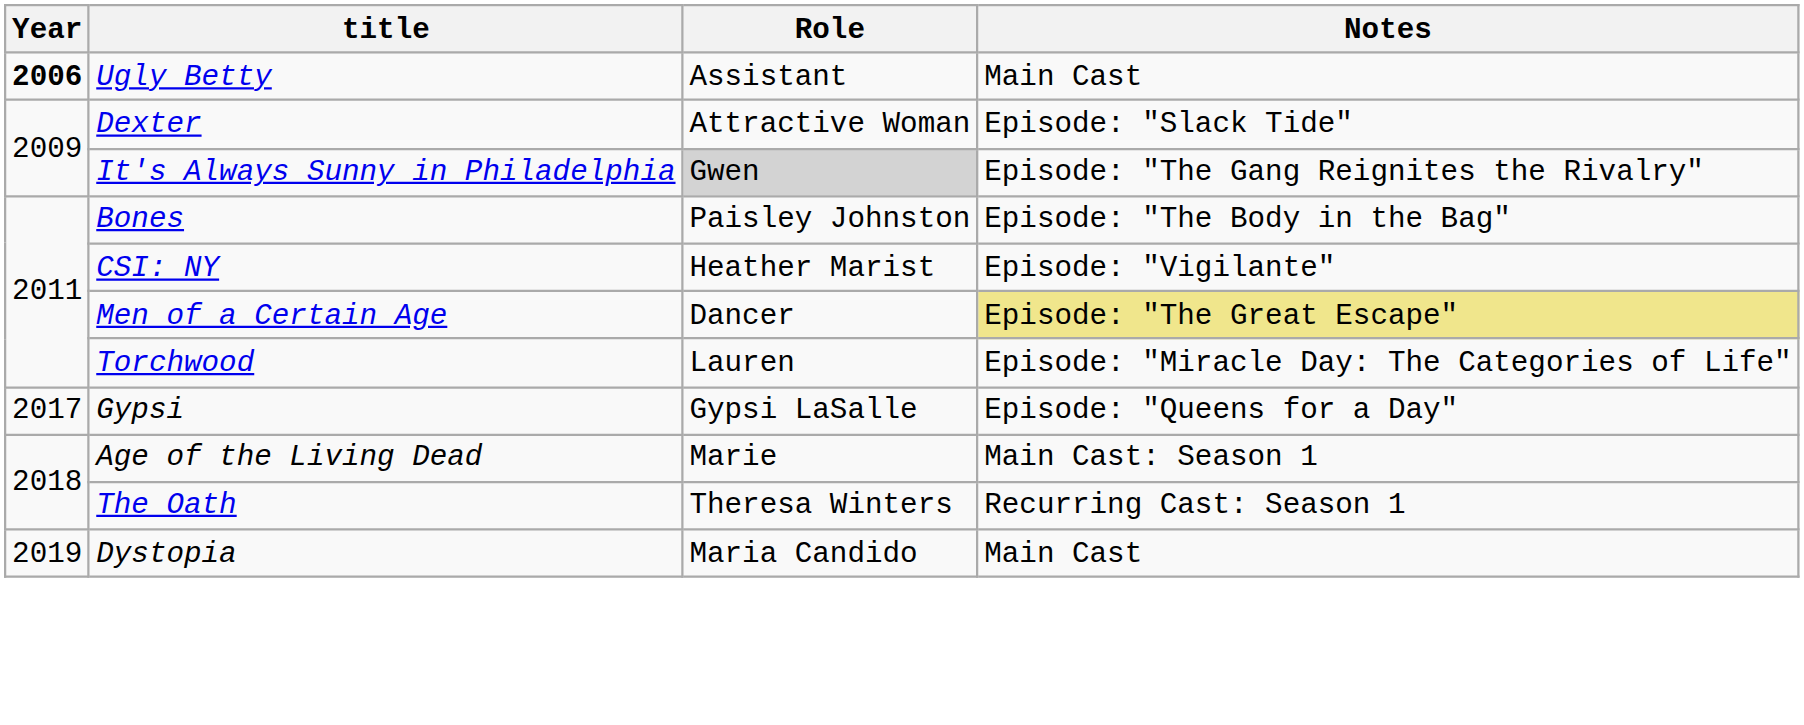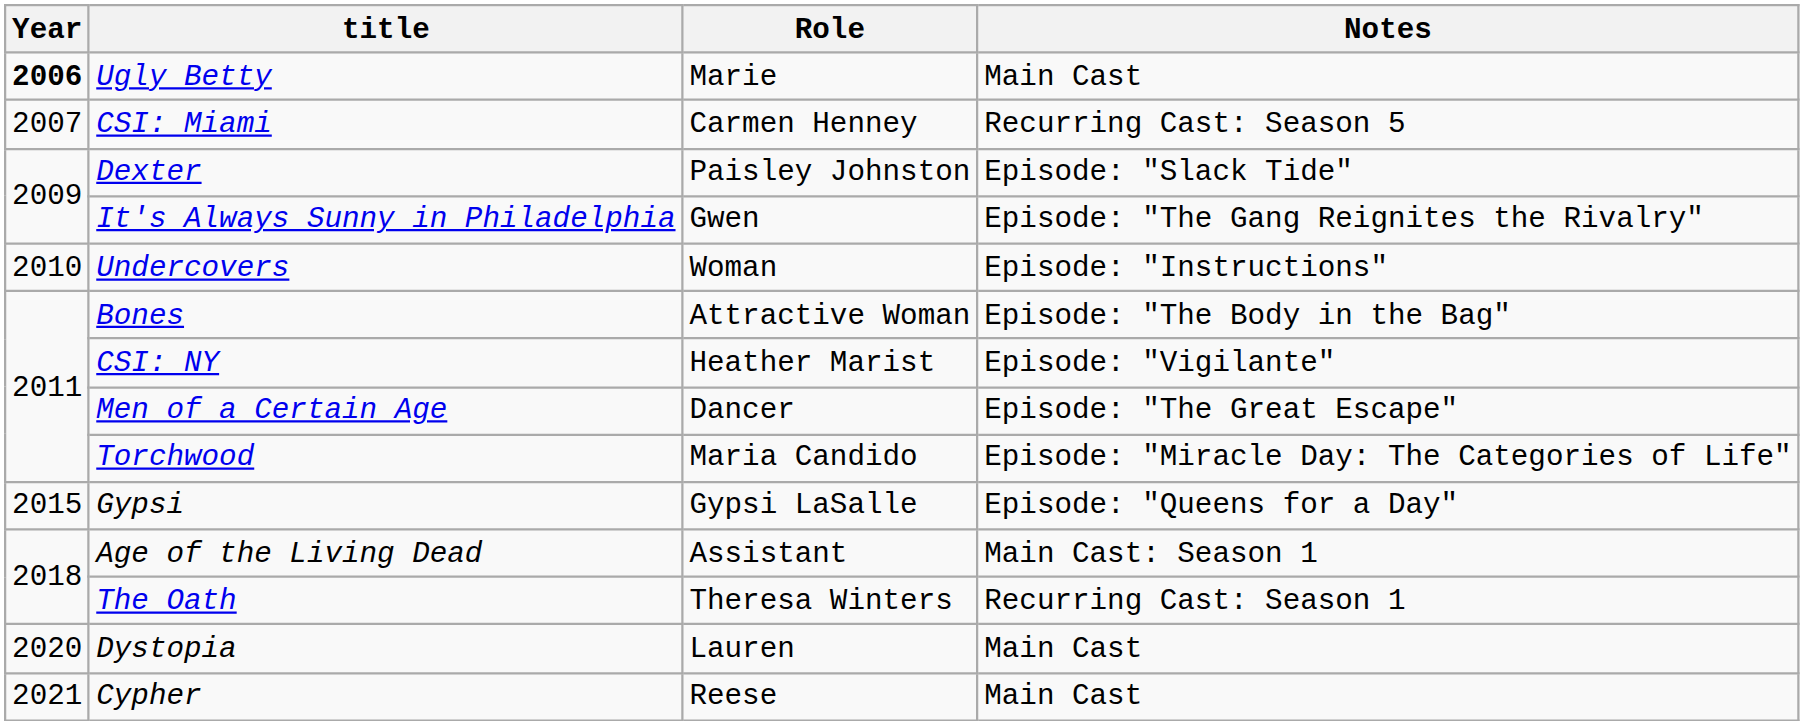(768, 77) Assistant -> (733, 77) Marie
+ row: (184, 124)
(830, 124) Attractive Woman -> (830, 172) Paisley Johnston
(725, 172) lightgrey background -> (725, 220) no background
+ row: (193, 267)
(830, 220) Paisley Johnston -> (830, 315) Attractive Woman
(1221, 315) khaki background -> (1221, 410) no background
(742, 363) Lauren -> (804, 458) Maria Candido
(47, 410) 2017 -> (47, 506) 2015
(733, 458) Marie -> (768, 553) Assistant
(47, 553) 2019 -> (47, 649) 2020
(804, 553) Maria Candido -> (742, 649) Lauren
+ row: (149, 696)
